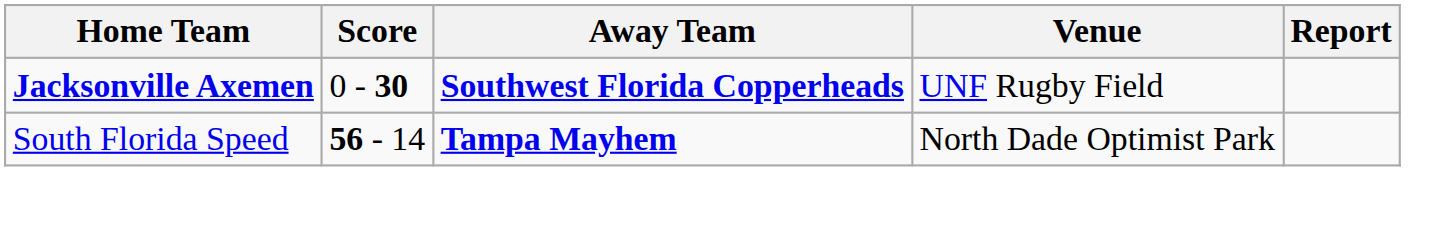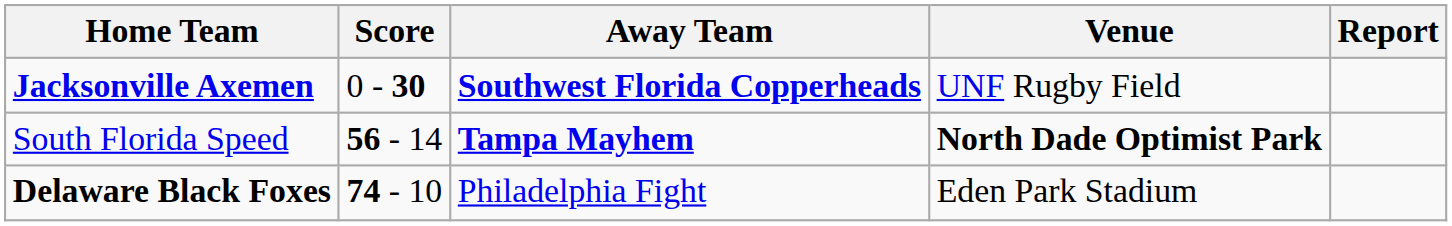(1097, 138) normal -> (1129, 138) bold
+ row: (172, 191)
